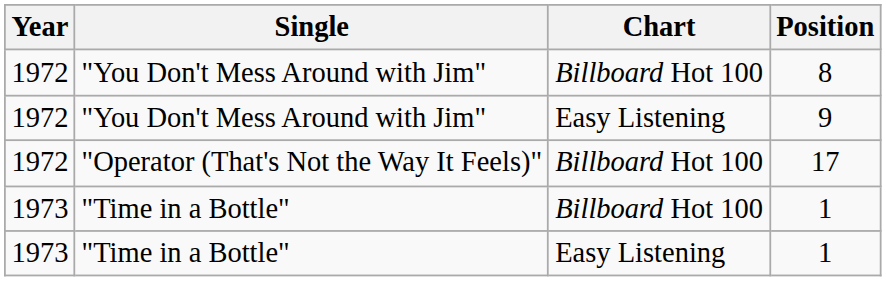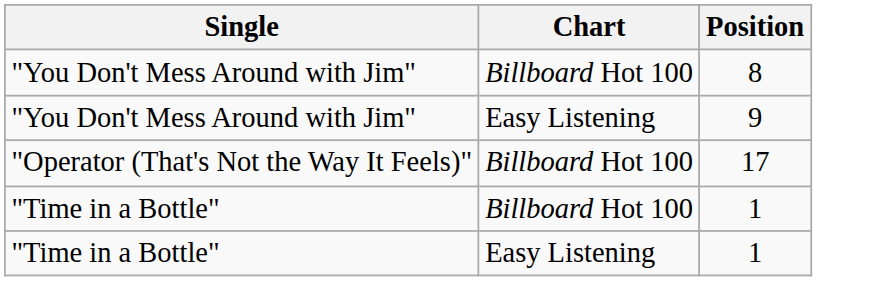- column: (40, 27)
